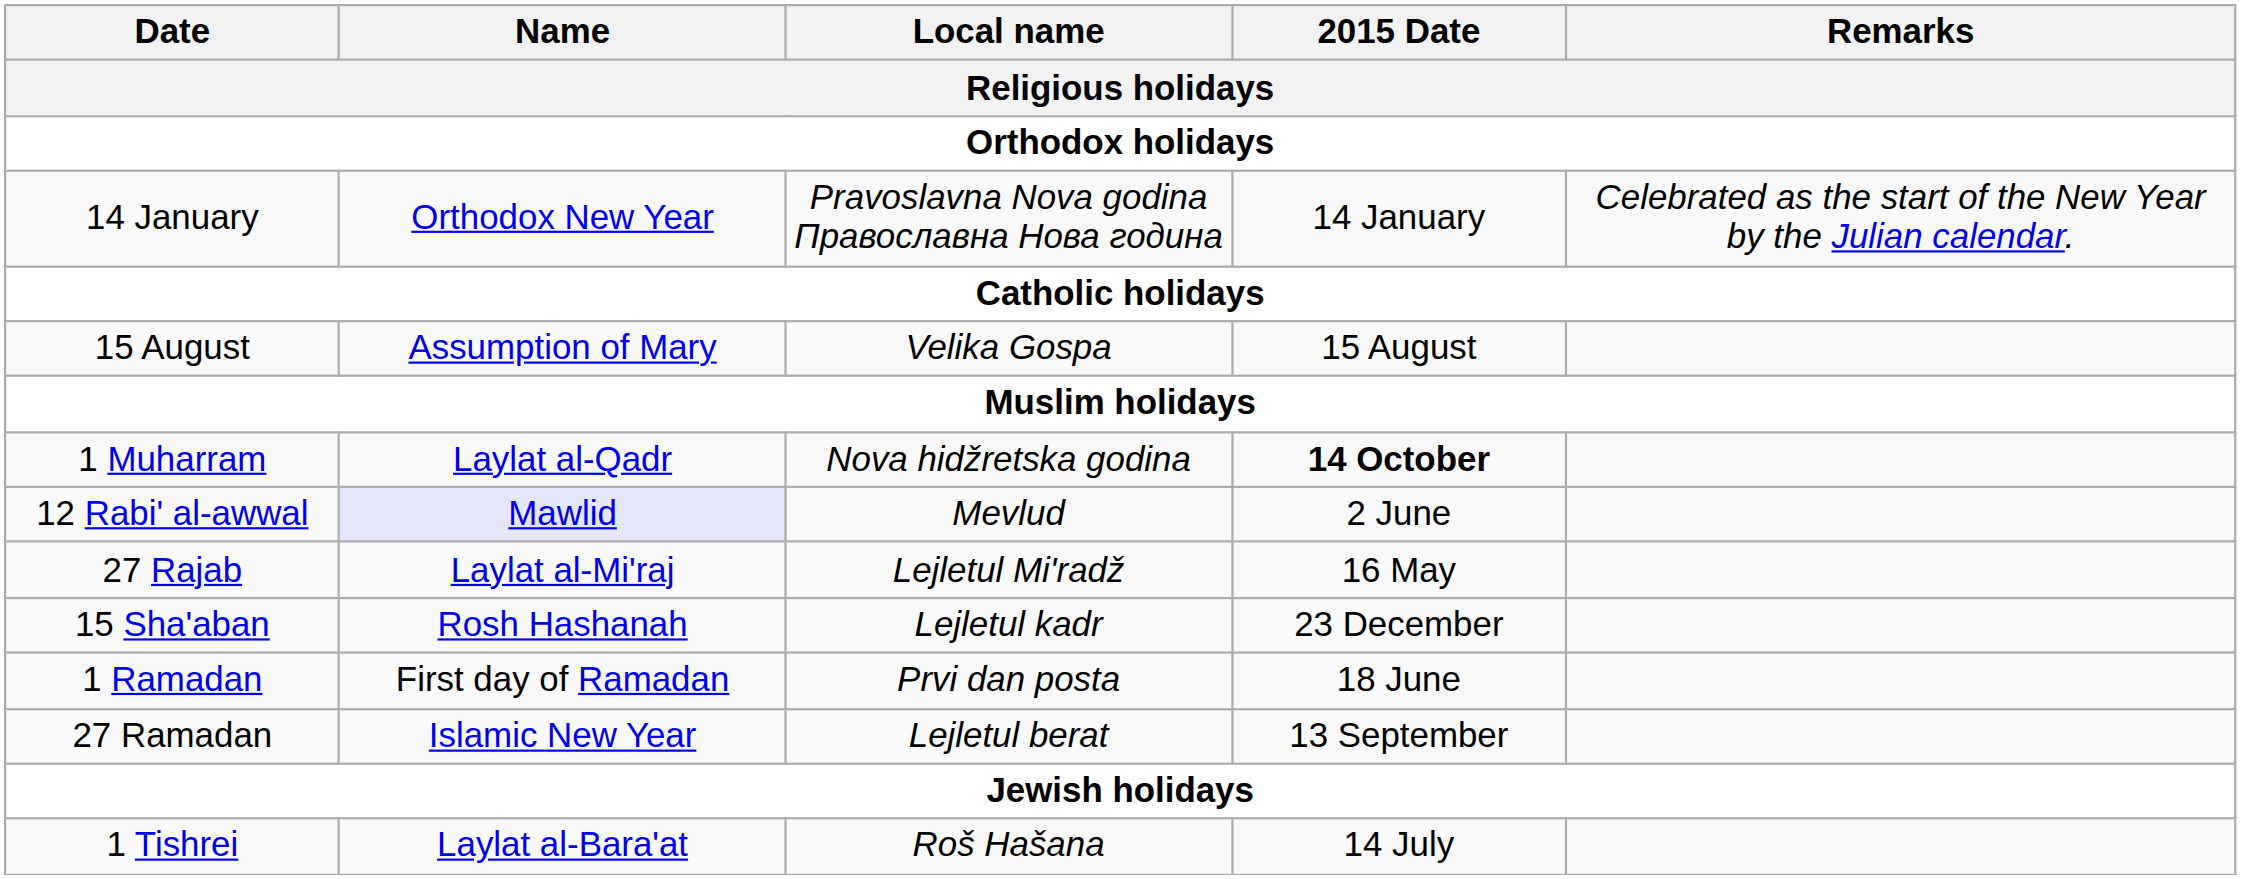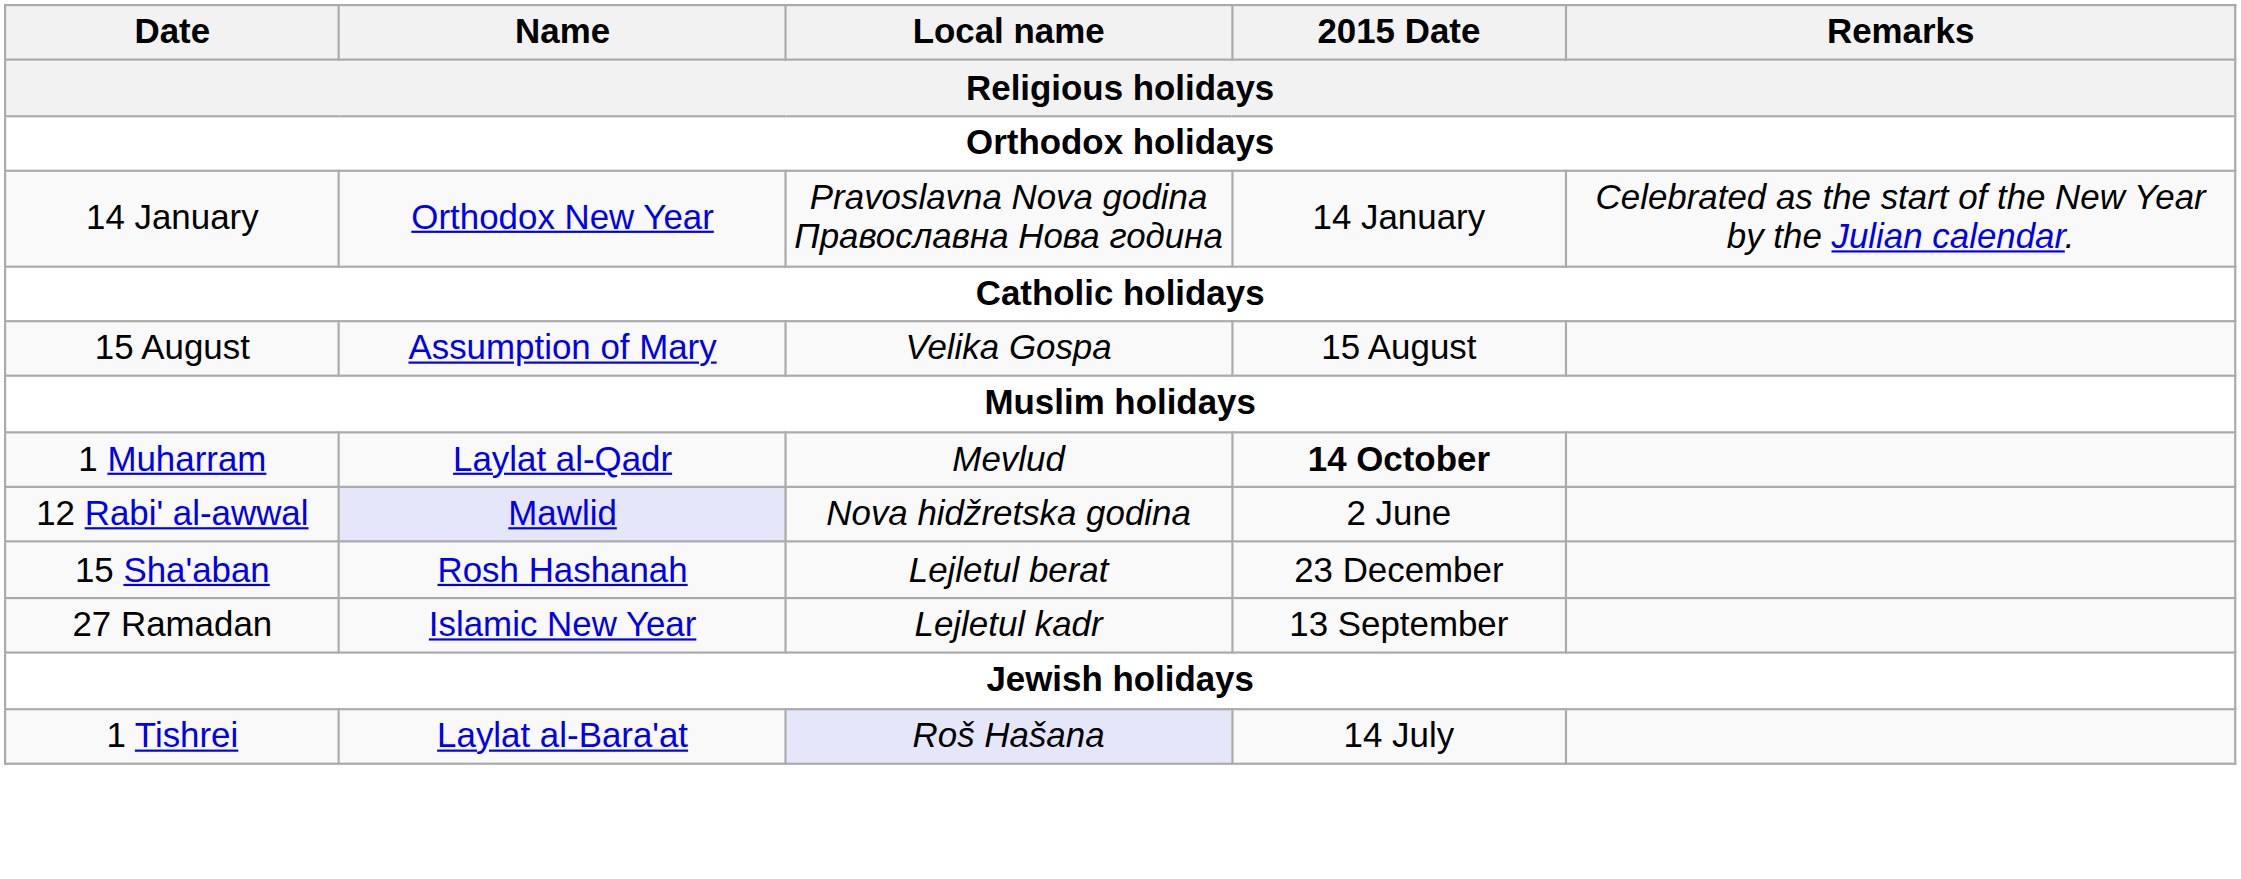(1009, 458) Nova hidžretska godina -> (1009, 458) Mevlud
(1009, 513) Mevlud -> (1009, 513) Nova hidžretska godina
- row: (172, 569)
(1009, 624) Lejletul kadr -> (1009, 569) Lejletul berat
- row: (172, 679)
(1009, 735) Lejletul berat -> (1009, 624) Lejletul kadr
(1009, 845) no background -> (1009, 735) lavender background
